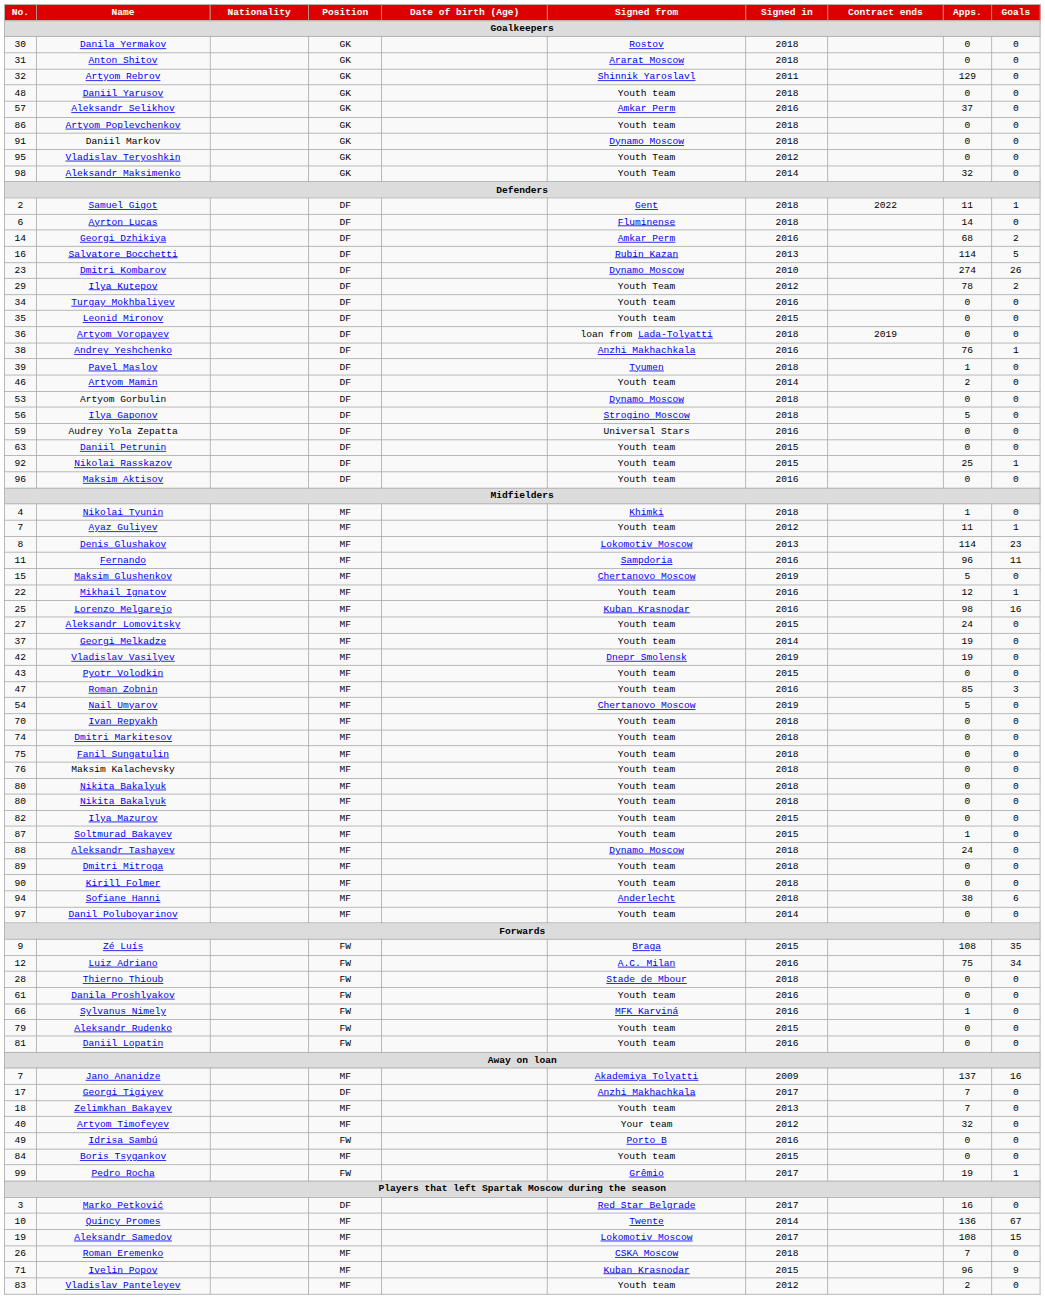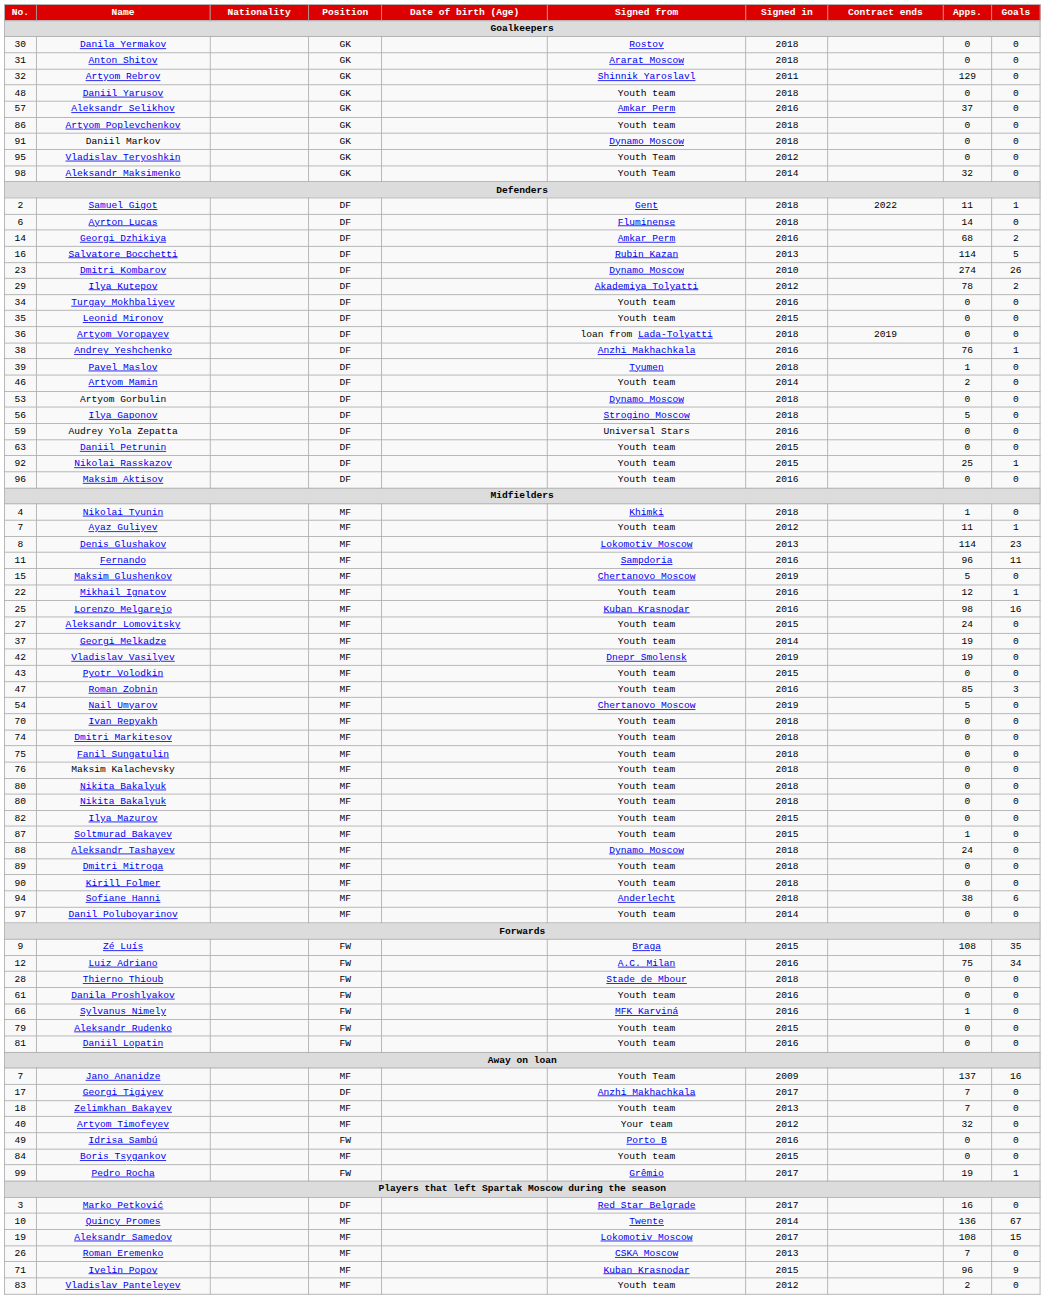(647, 286) Youth Team -> (647, 286) Akademiya Tolyatti
(647, 1076) Akademiya Tolyatti -> (647, 1076) Youth Team
(787, 1253) 2018 -> (787, 1253) 2013
